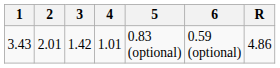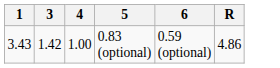- column: (50, 15)
(110, 44) 1.01 -> (80, 44) 1.00
